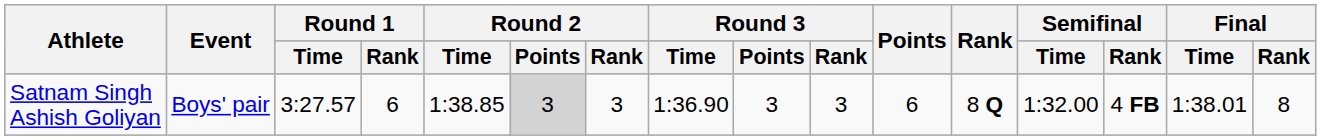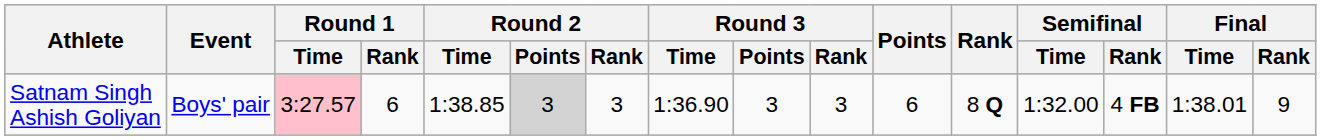(318, 105) no background -> (318, 105) pink background
(1284, 105) 8 -> (1284, 105) 9
